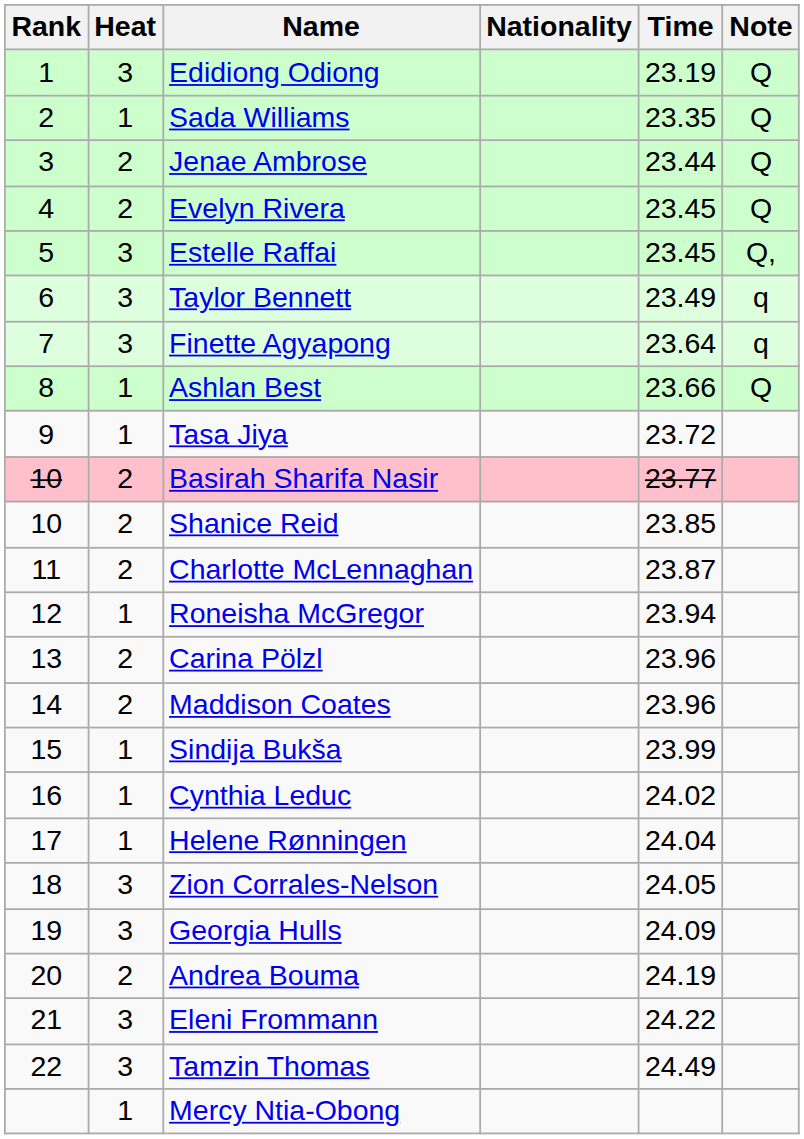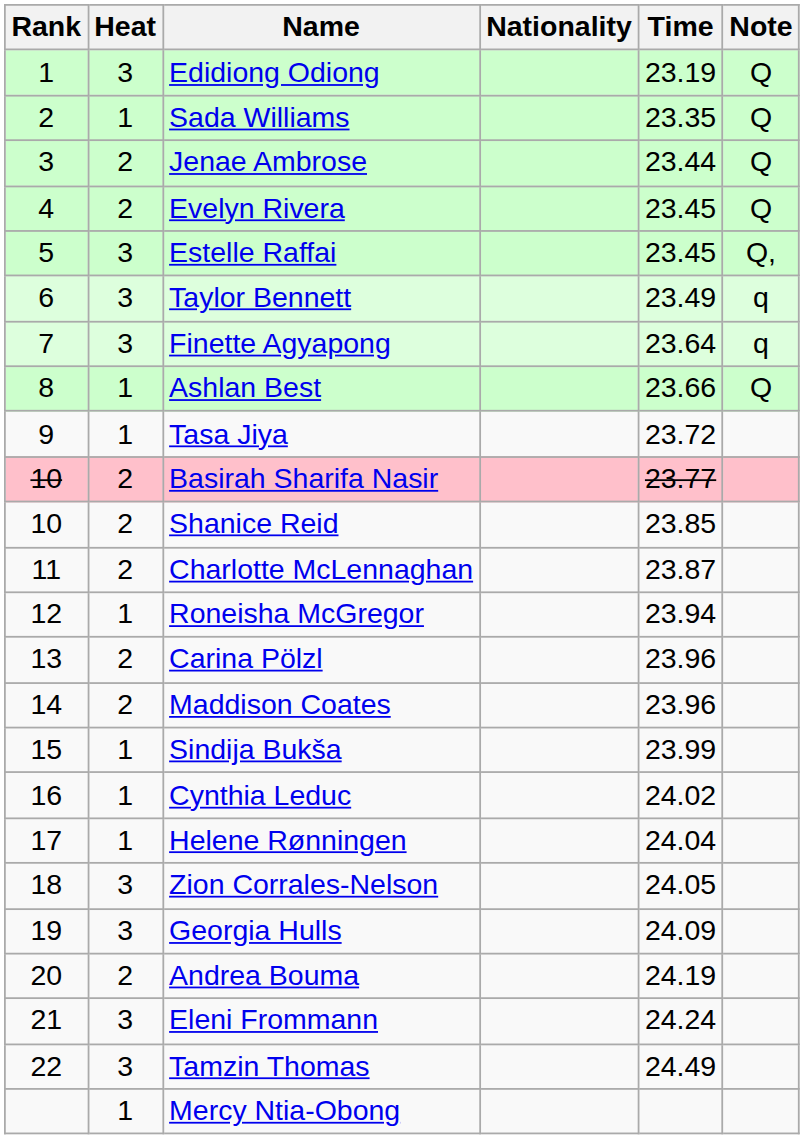(681, 1020) 24.22 -> (681, 1020) 24.24
